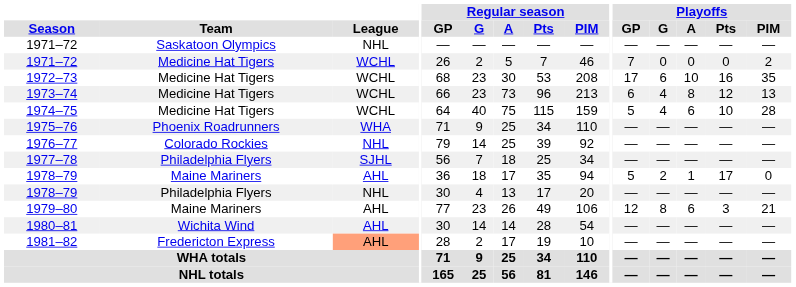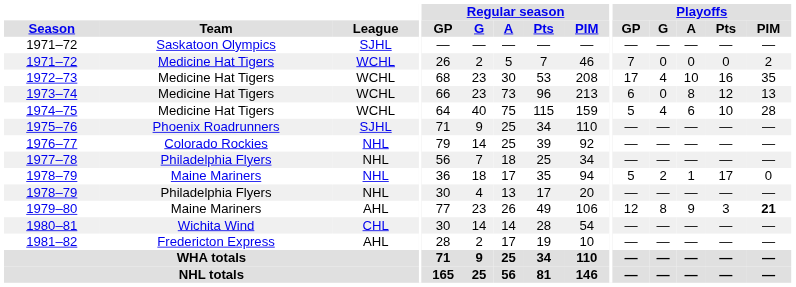(376, 45) NHL -> (376, 45) SJHL
(663, 77) 6 -> (663, 77) 4
(663, 94) 4 -> (663, 94) 0
(376, 127) WHA -> (376, 127) SJHL
(376, 159) SJHL -> (376, 159) NHL
(376, 176) AHL -> (376, 176) NHL
(691, 209) 6 -> (691, 209) 9
(769, 209) normal -> (769, 209) bold
(376, 225) AHL -> (376, 225) CHL
(376, 241) lightsalmon background -> (376, 241) no background
